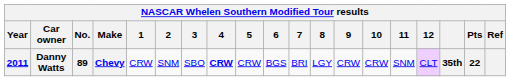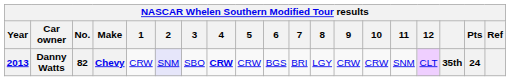(17, 62) 2011 -> (18, 62) 2013
(82, 62) 89 -> (82, 62) 82
(168, 62) no background -> (168, 62) lavender background
(475, 62) 22 -> (475, 62) 24
